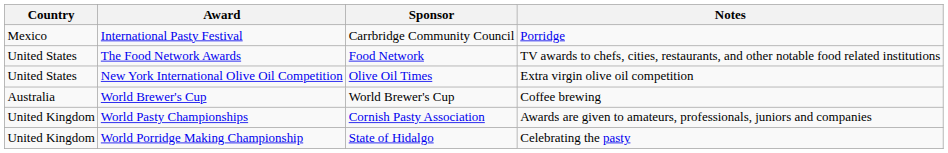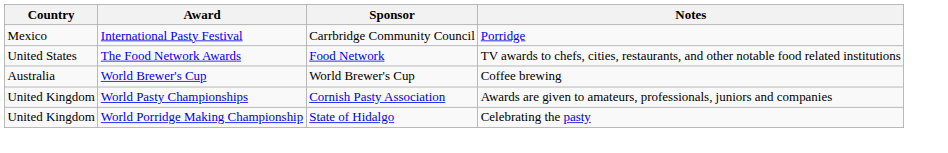- row: (222, 76)
